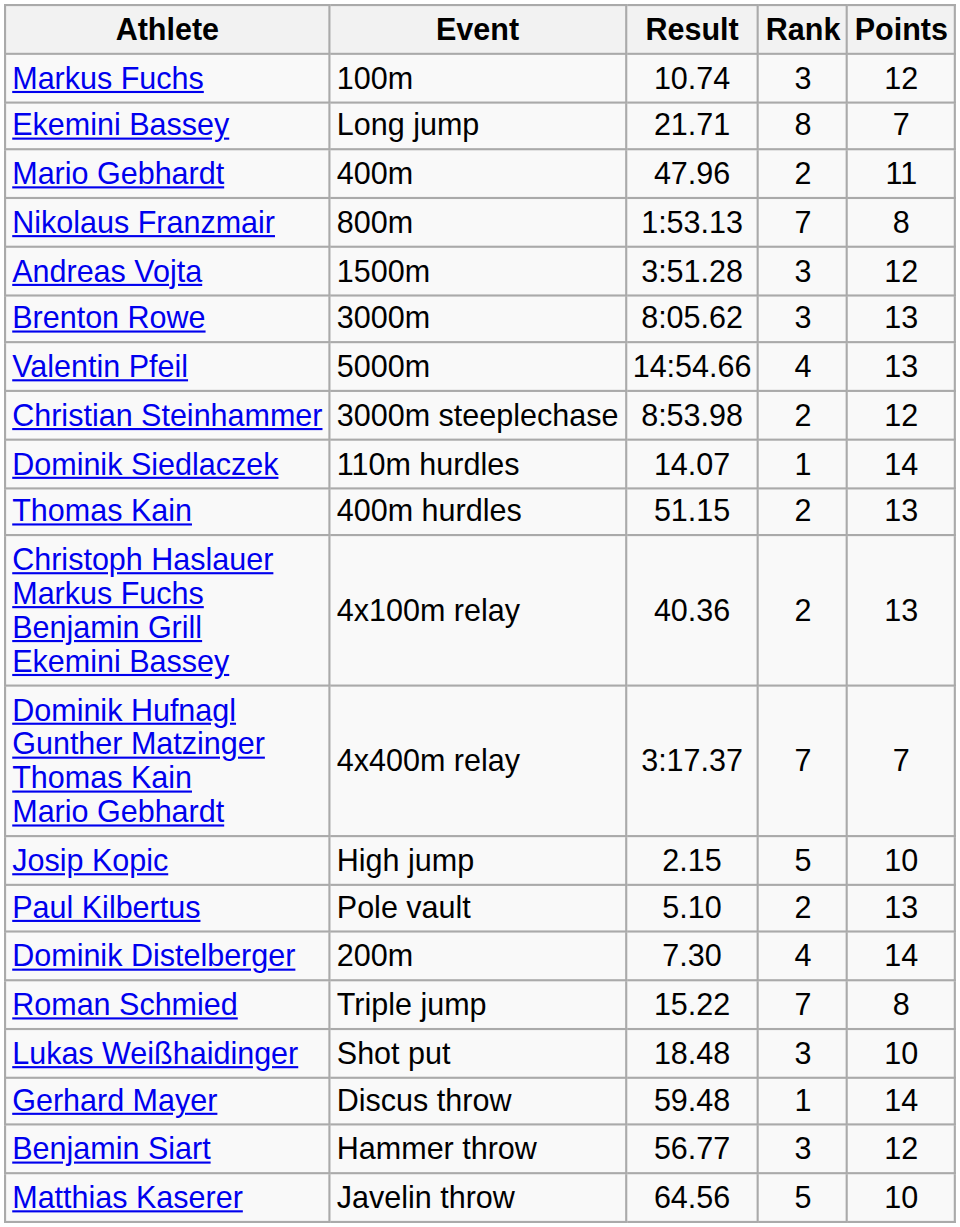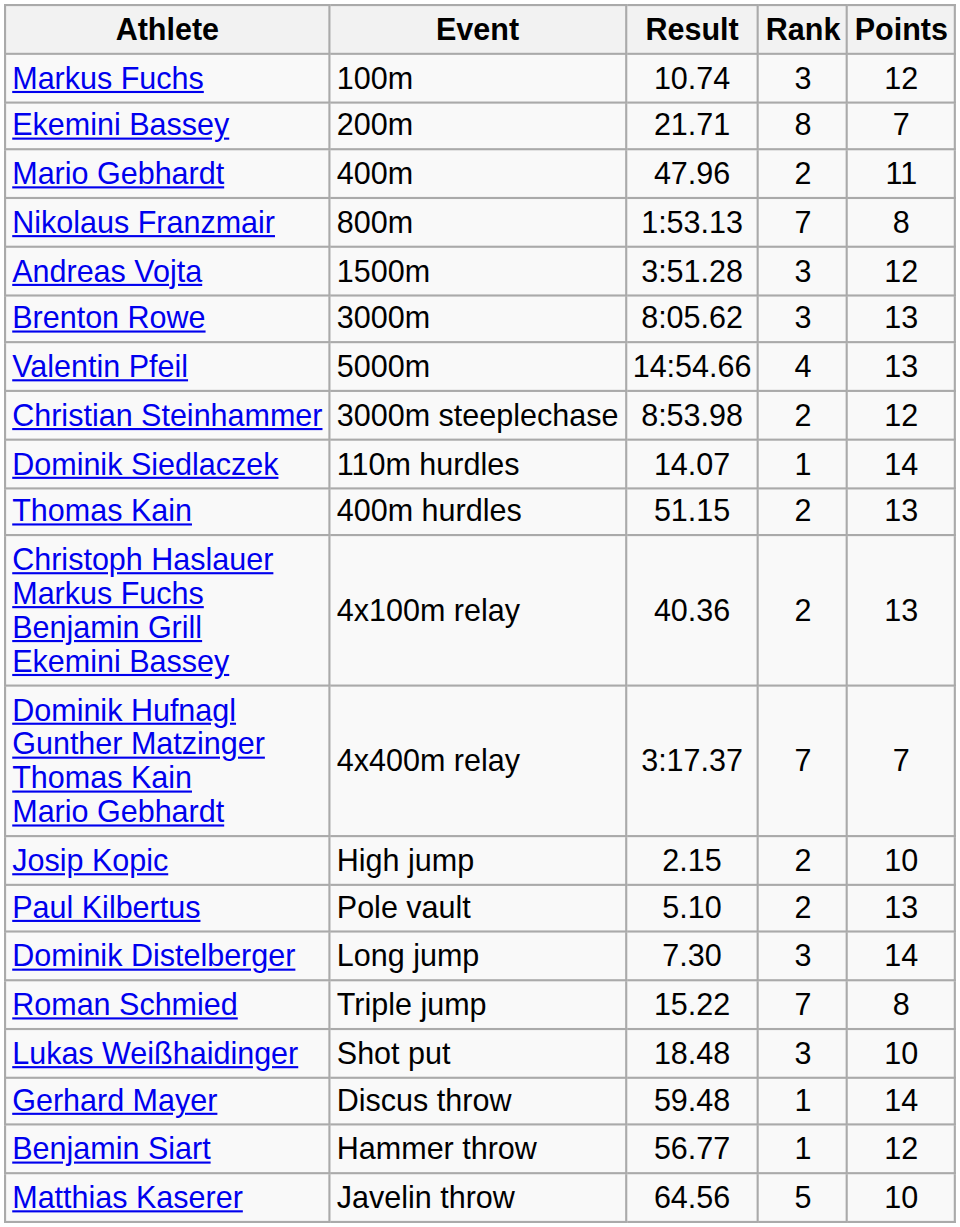(408, 126) Long jump -> (375, 126) 200m
(803, 860) 5 -> (803, 860) 2
(375, 957) 200m -> (408, 957) Long jump
(803, 957) 4 -> (803, 957) 3
(803, 1149) 3 -> (803, 1149) 1
